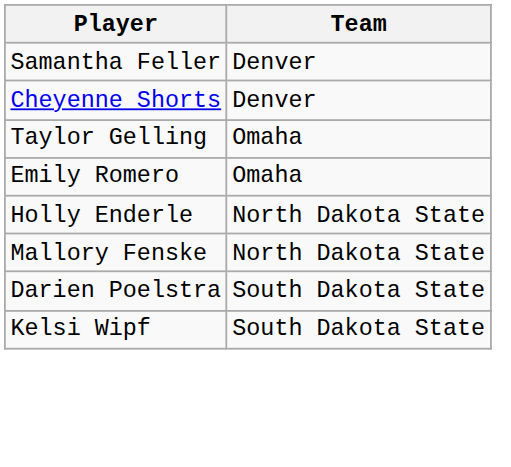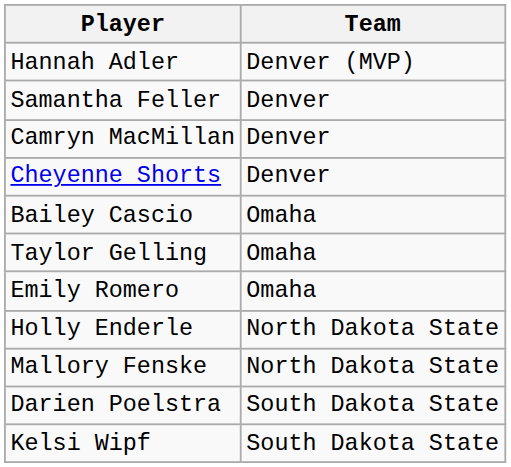+ row: (95, 62)
+ row: (123, 138)
+ row: (102, 215)
